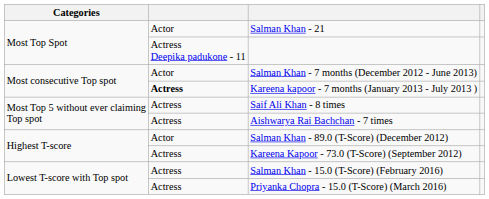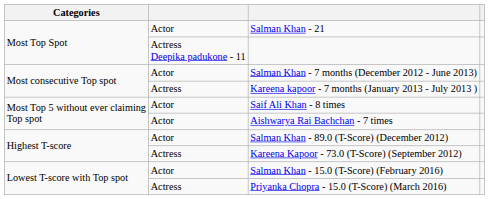(167, 89) bold -> (166, 89) normal
(166, 105) Actress -> (162, 105) Actor
(166, 121) Actress -> (162, 121) Actor
(166, 170) Actress -> (162, 170) Actor
